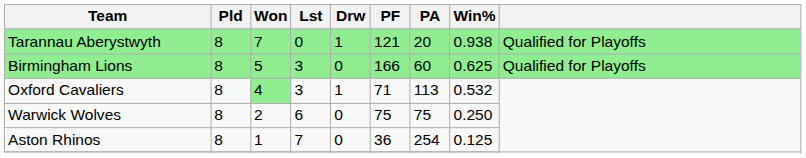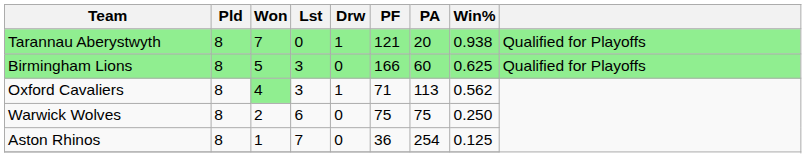(473, 90) 0.532 -> (473, 90) 0.562
